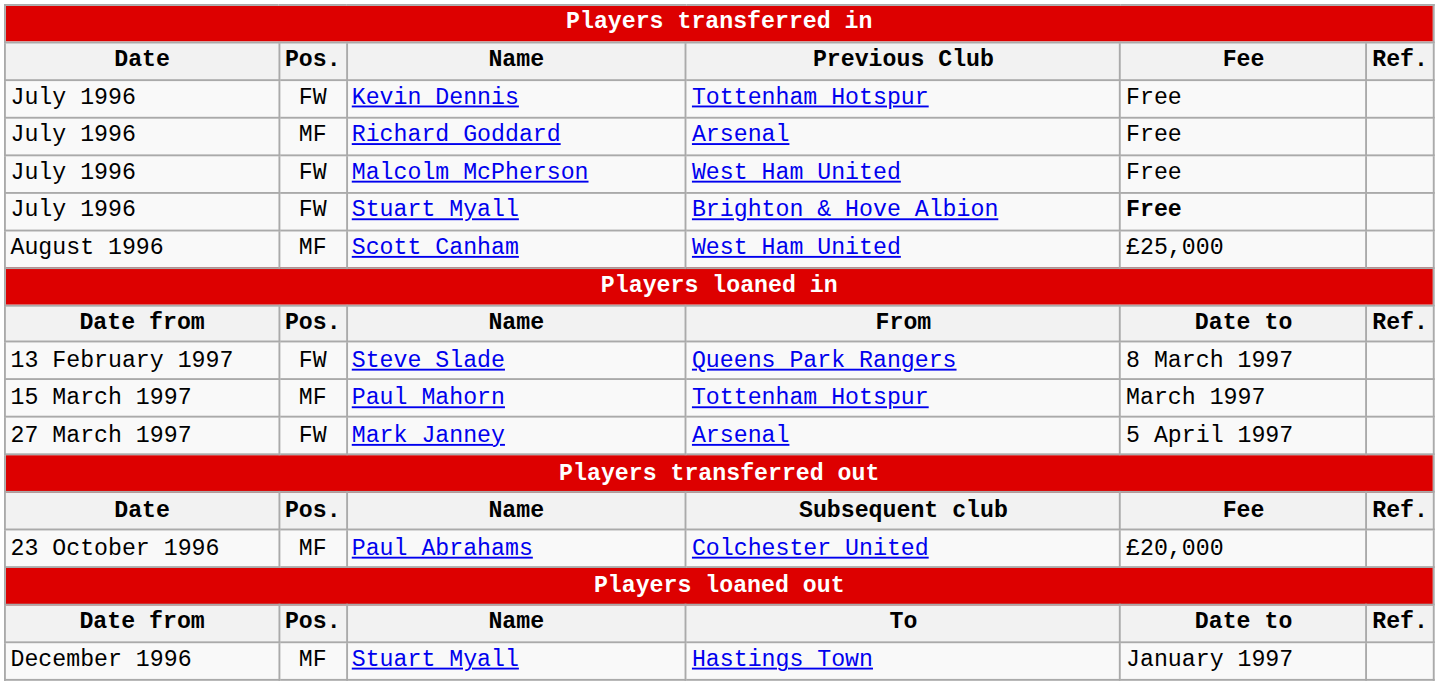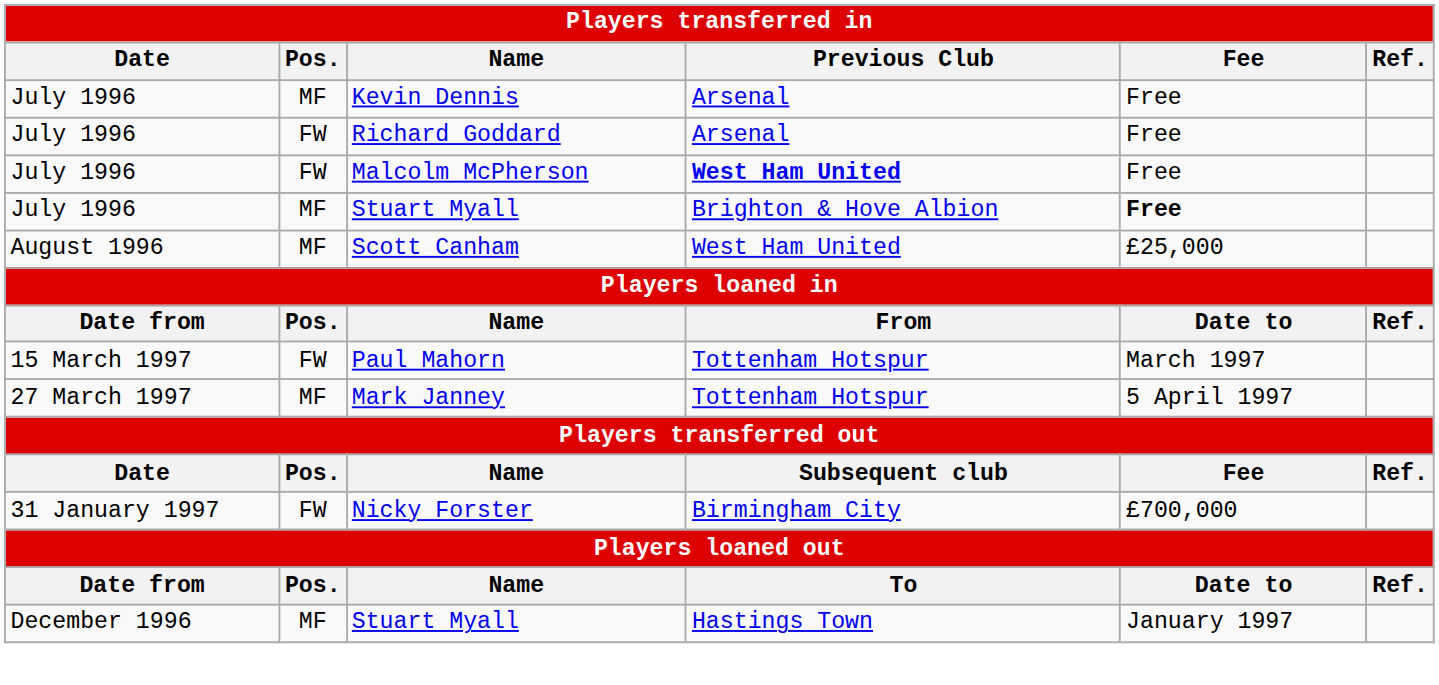(313, 99) FW -> (313, 99) MF
(810, 99) Tottenham Hotspur -> (741, 99) Arsenal
(313, 136) MF -> (313, 136) FW
(796, 174) normal -> (796, 174) bold
(313, 211) FW -> (313, 211) MF
- row: (122, 361)
(313, 399) MF -> (313, 361) FW
(313, 436) FW -> (313, 399) MF
(741, 436) Arsenal -> (810, 399) Tottenham Hotspur
- row: (115, 549)
+ row: (115, 511)
